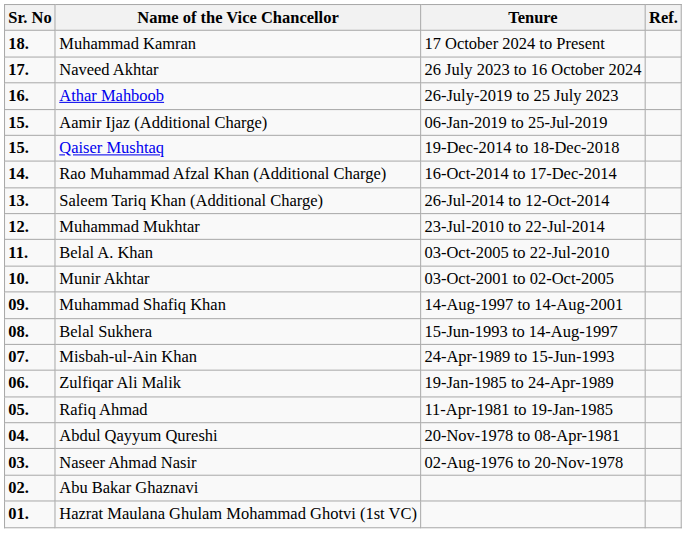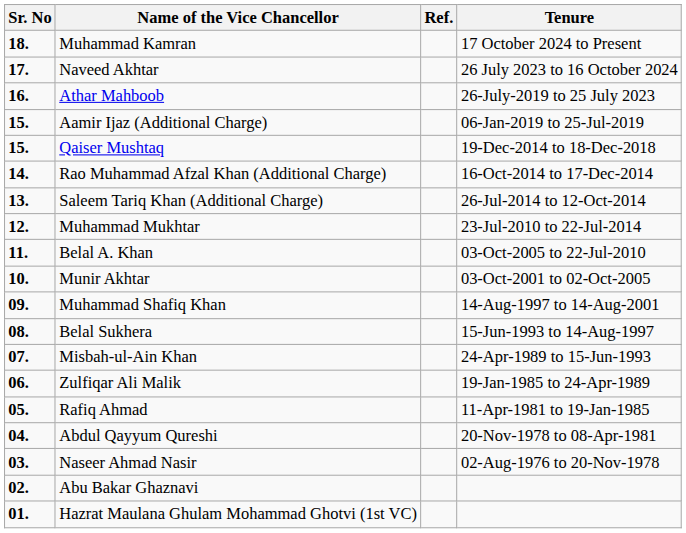columns swapped: (533, 17) <-> (663, 17)
